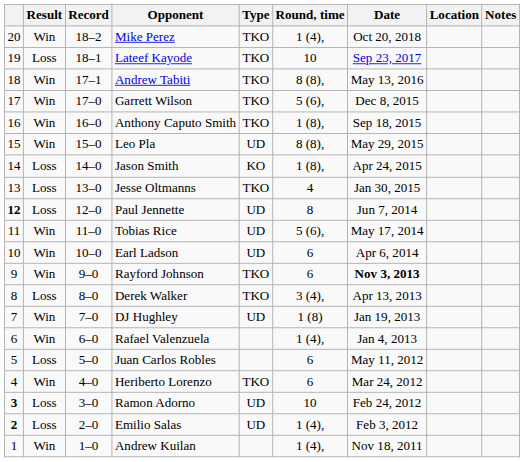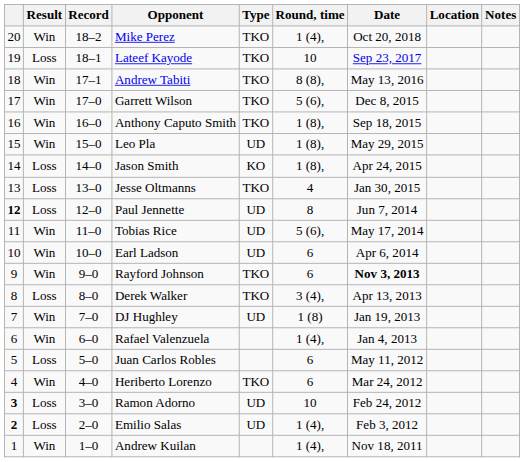(310, 144) 8 (8), -> (310, 144) 1 (8),
